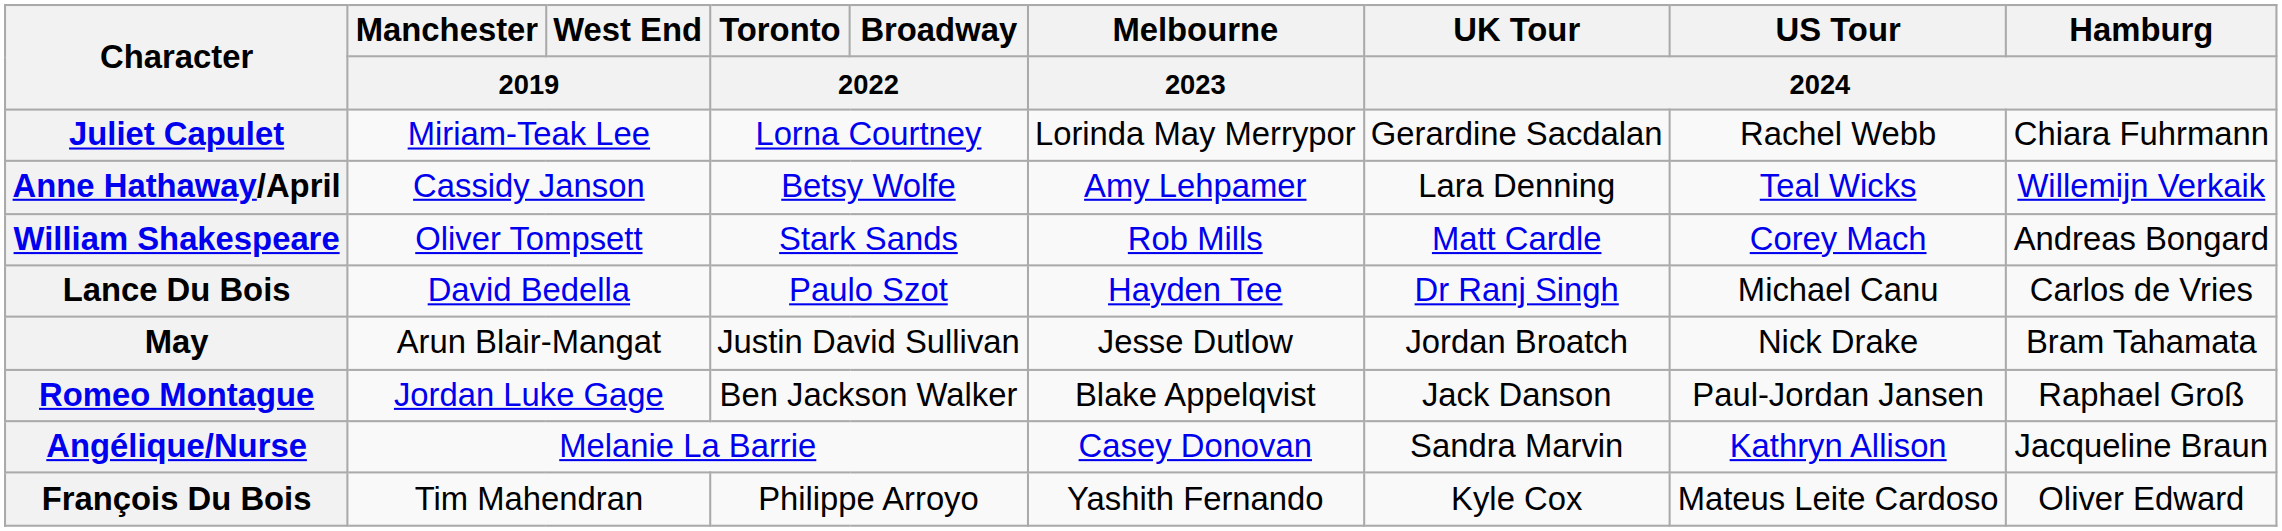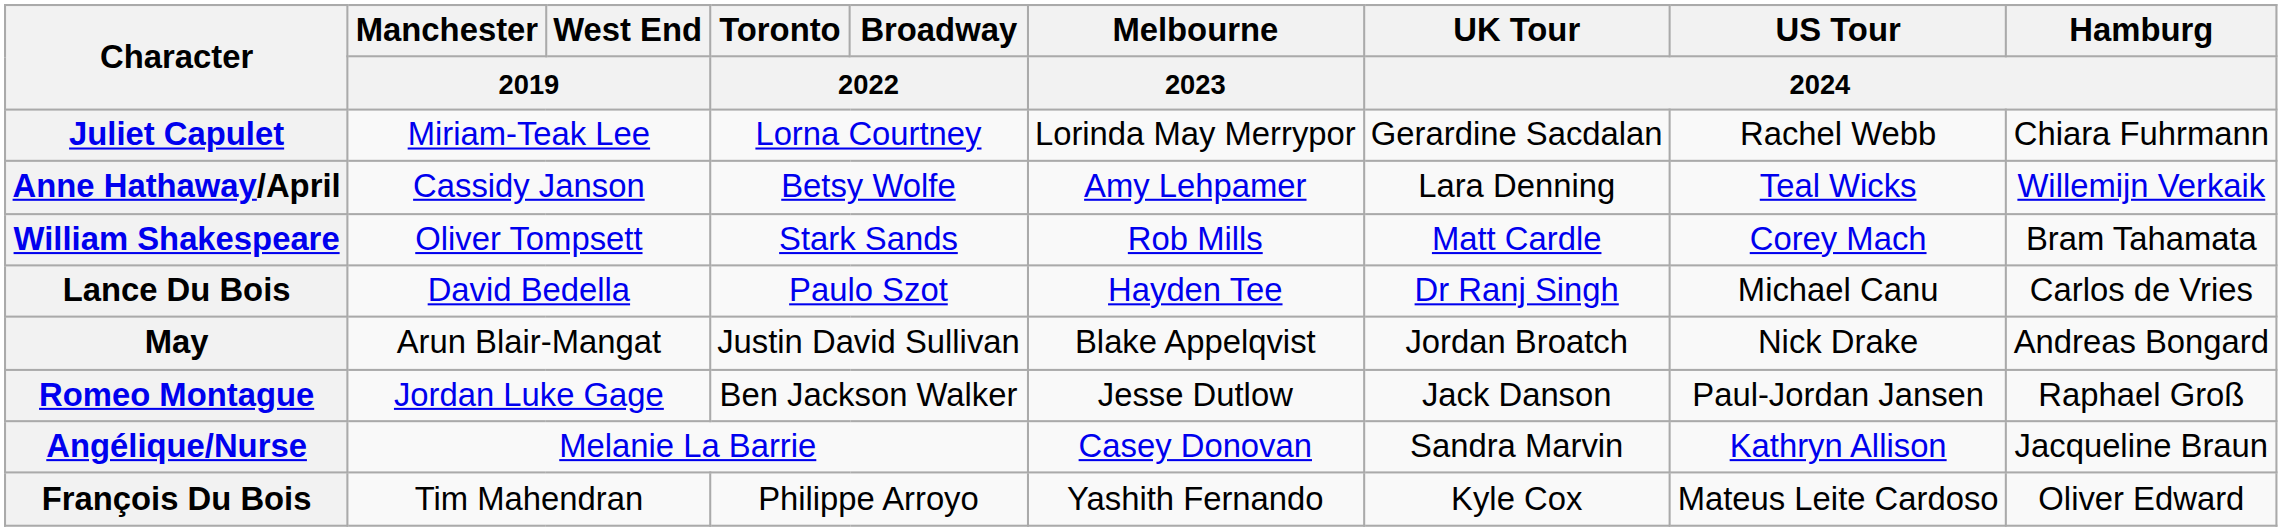(2141, 238) Andreas Bongard -> (2141, 238) Bram Tahamata
(1195, 342) Jesse Dutlow -> (1195, 342) Blake Appelqvist
(2141, 342) Bram Tahamata -> (2141, 342) Andreas Bongard
(1195, 394) Blake Appelqvist -> (1195, 394) Jesse Dutlow
